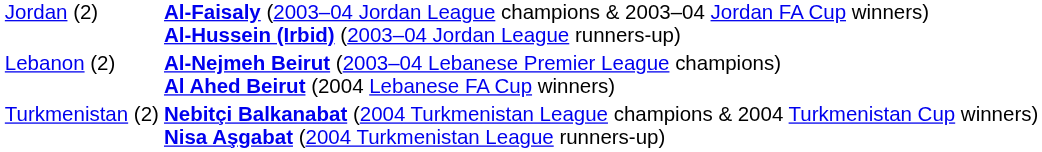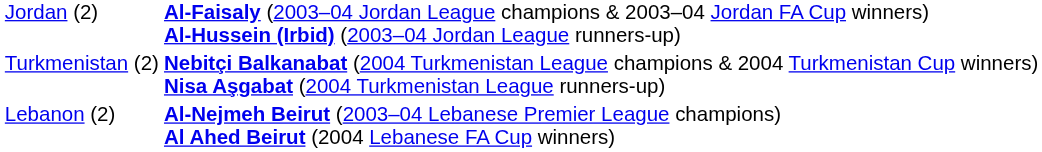rows swapped: (60, 63) <-> (82, 114)
